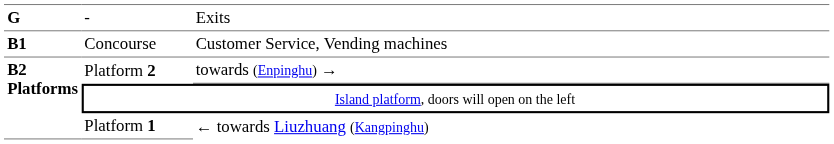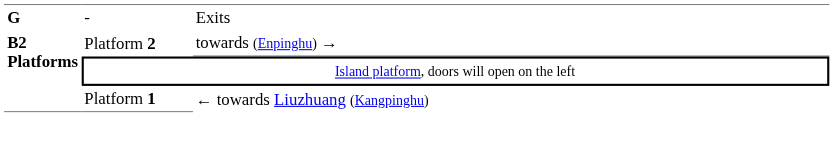- row: (120, 43)
